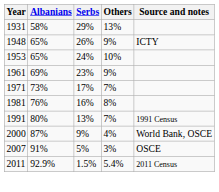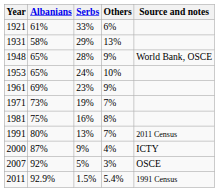+ row: (16, 27)
(85, 42) 26% -> (85, 57) 28%
(147, 42) ICTY -> (174, 57) World Bank, OSCE
(85, 88) 17% -> (85, 103) 19%
(39, 103) 76% -> (39, 118) 75%
(157, 119) 1991 Census -> (157, 134) 2011 Census
(174, 133) World Bank, OSCE -> (147, 149) ICTY
(39, 149) 91% -> (39, 164) 92%
(157, 164) 2011 Census -> (157, 180) 1991 Census
